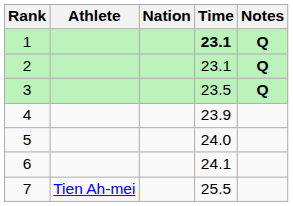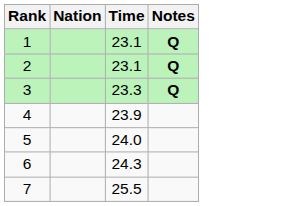- column: (94, 16)
(216, 41) bold -> (127, 41) normal
(216, 90) 23.5 -> (127, 90) 23.3
(216, 164) 24.1 -> (127, 164) 24.3
